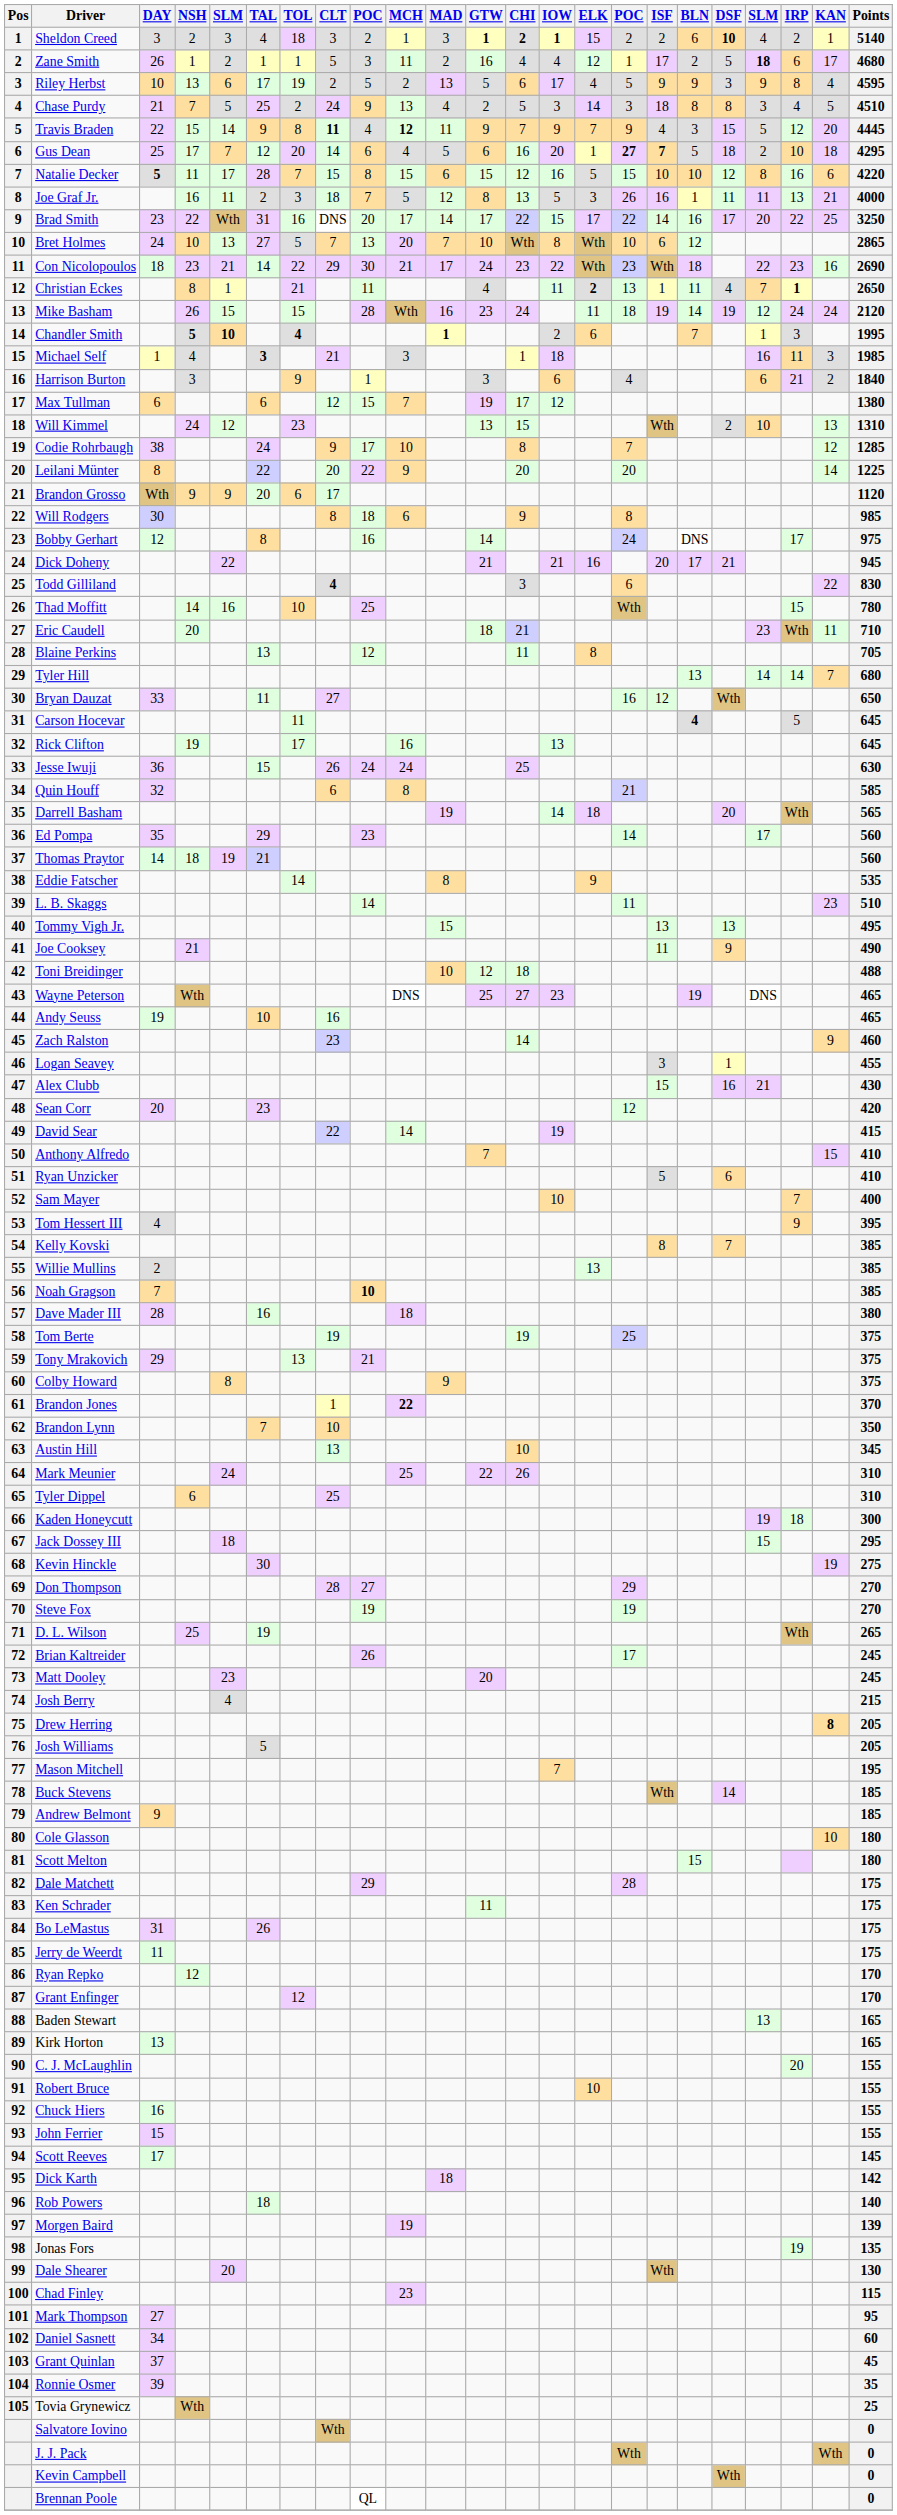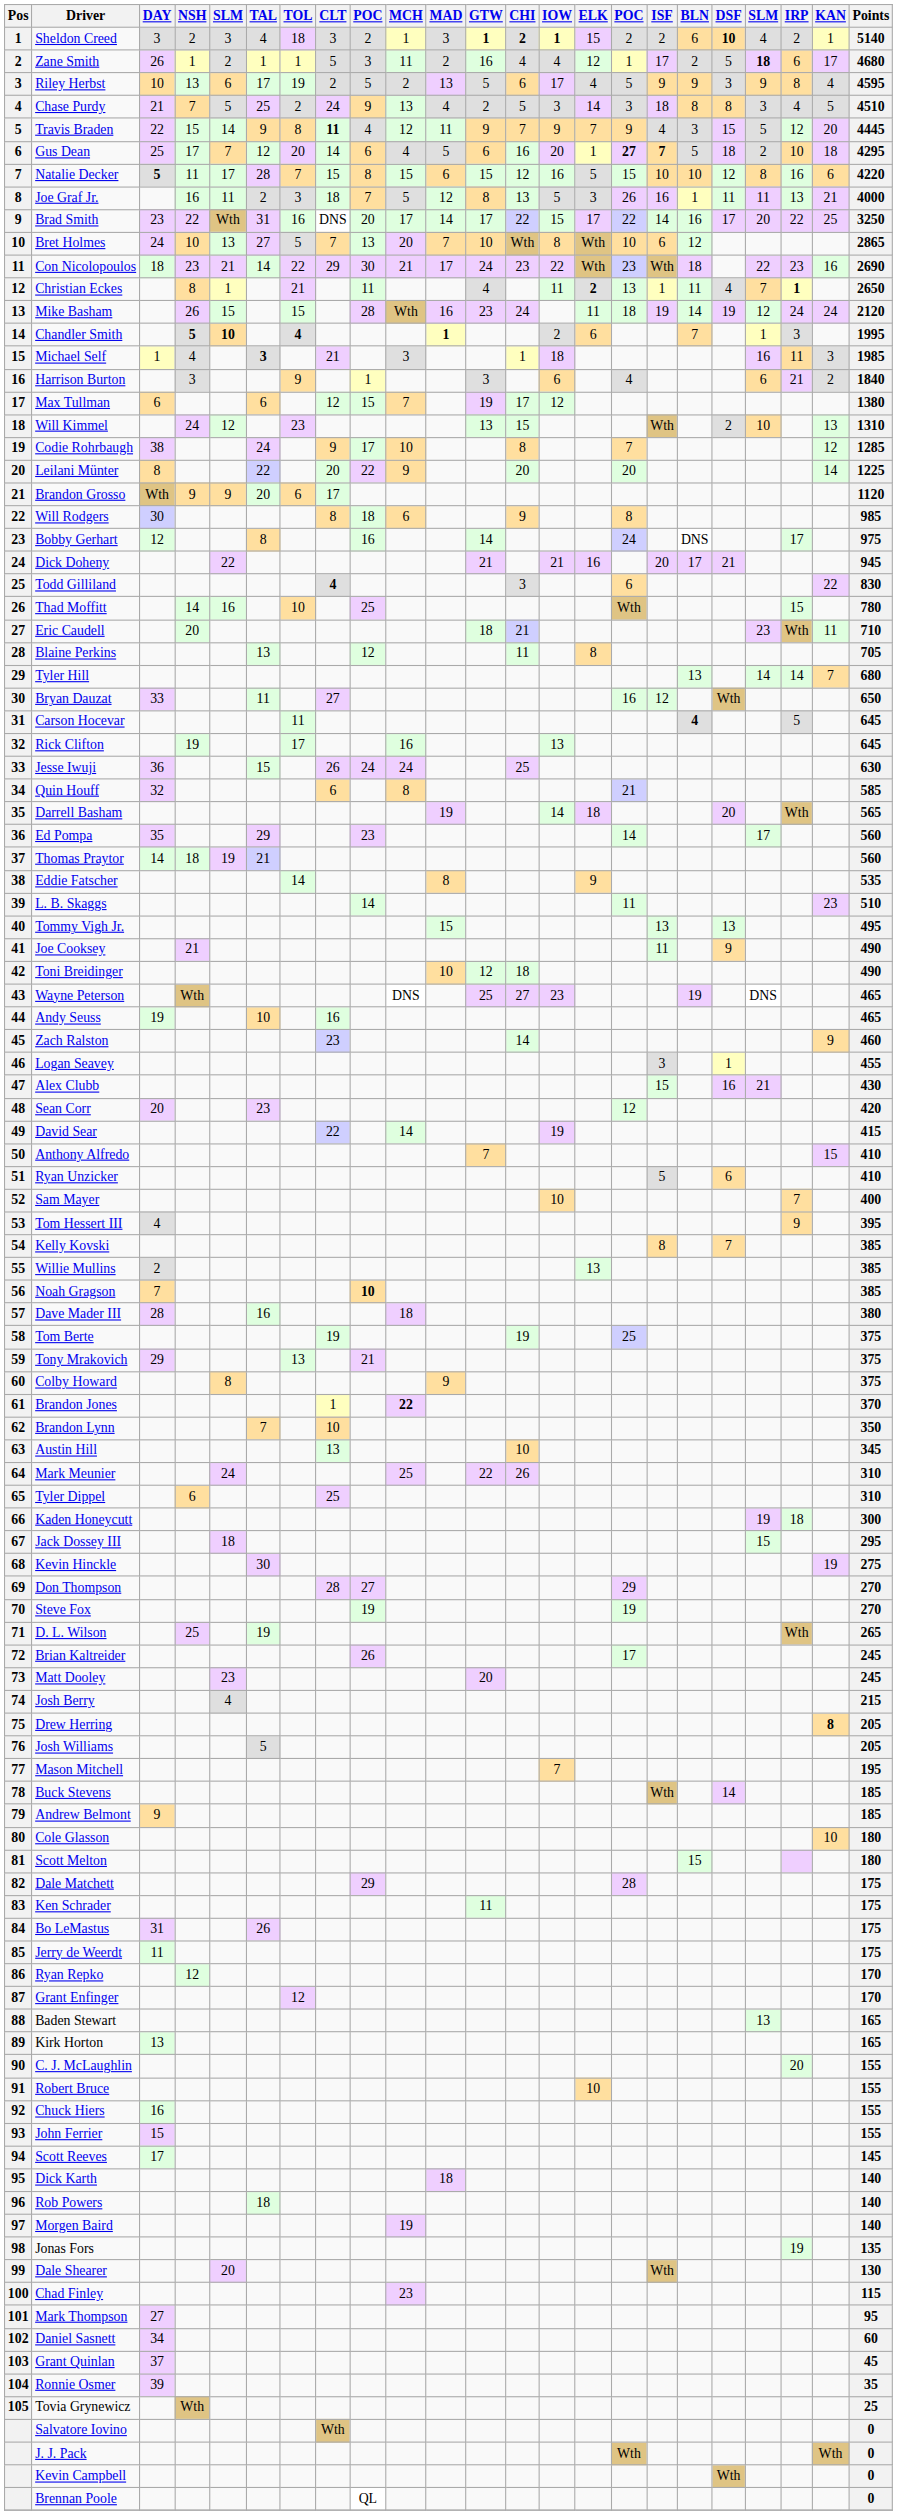(406, 129) bold -> (406, 129) normal
(871, 972) 488 -> (871, 972) 490
(871, 2179) 142 -> (871, 2179) 140
(871, 2225) 139 -> (871, 2225) 140
